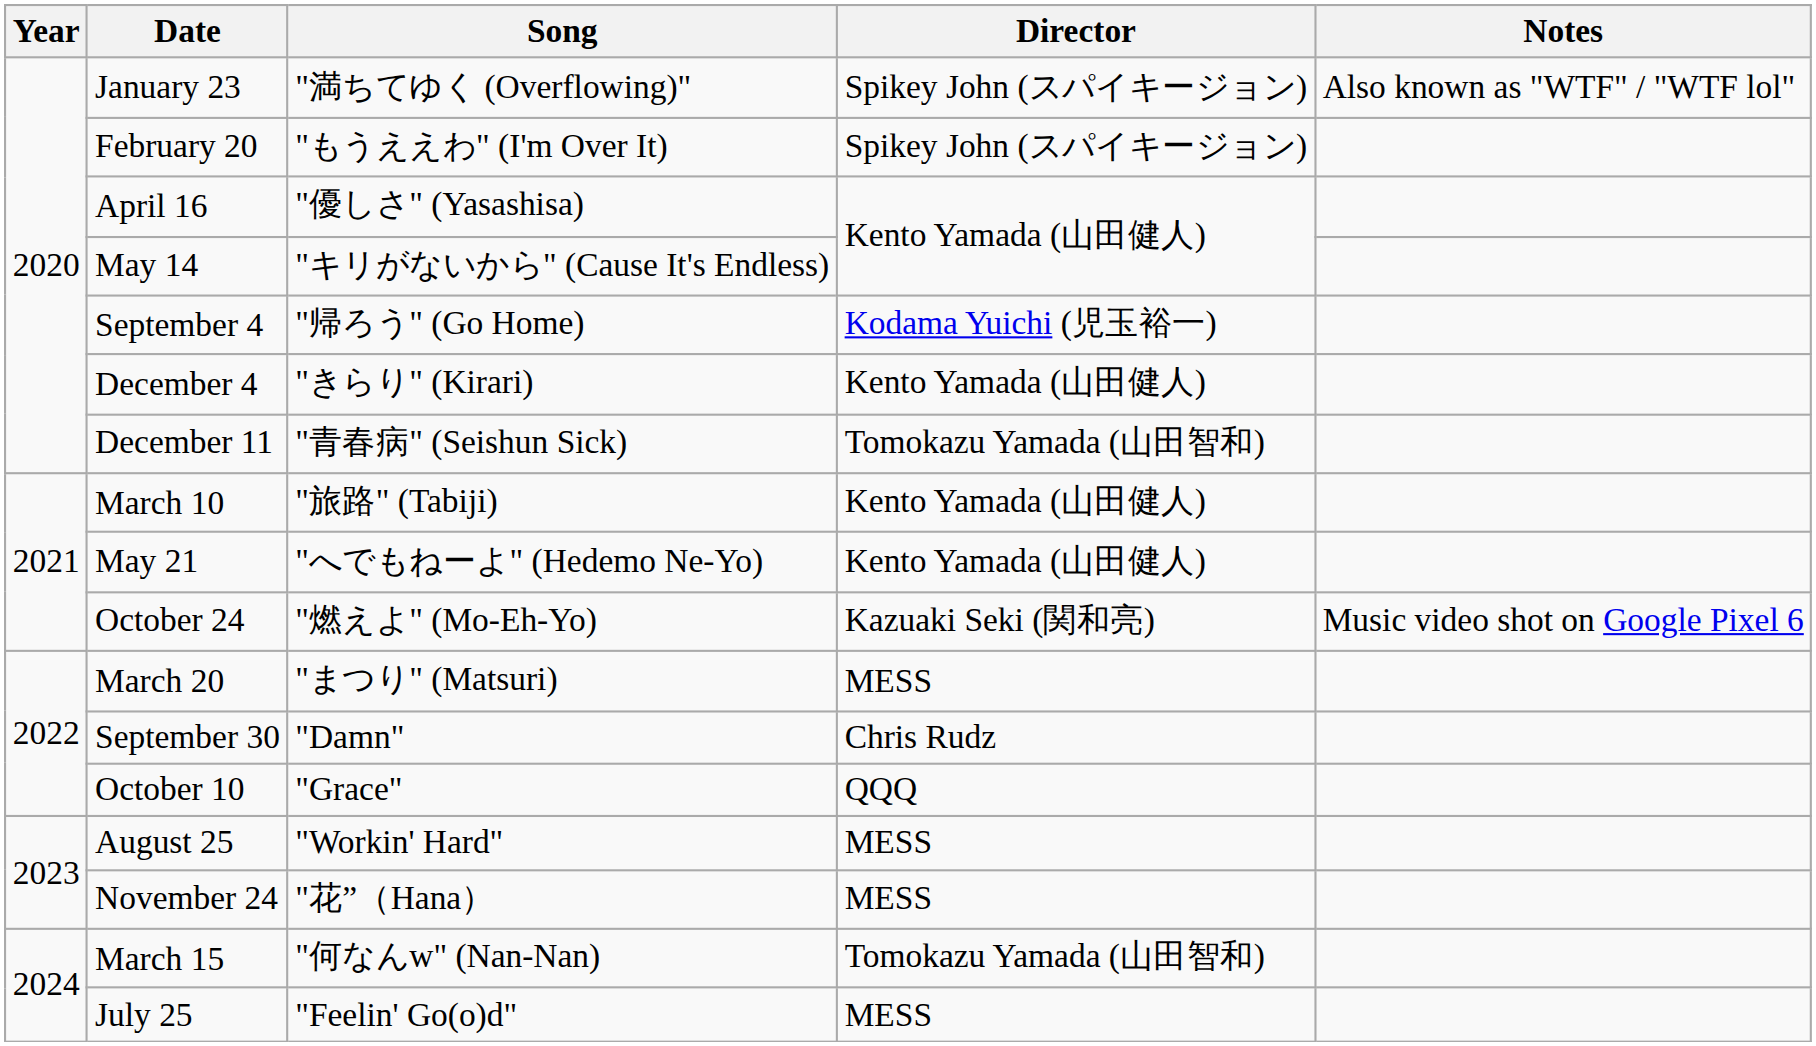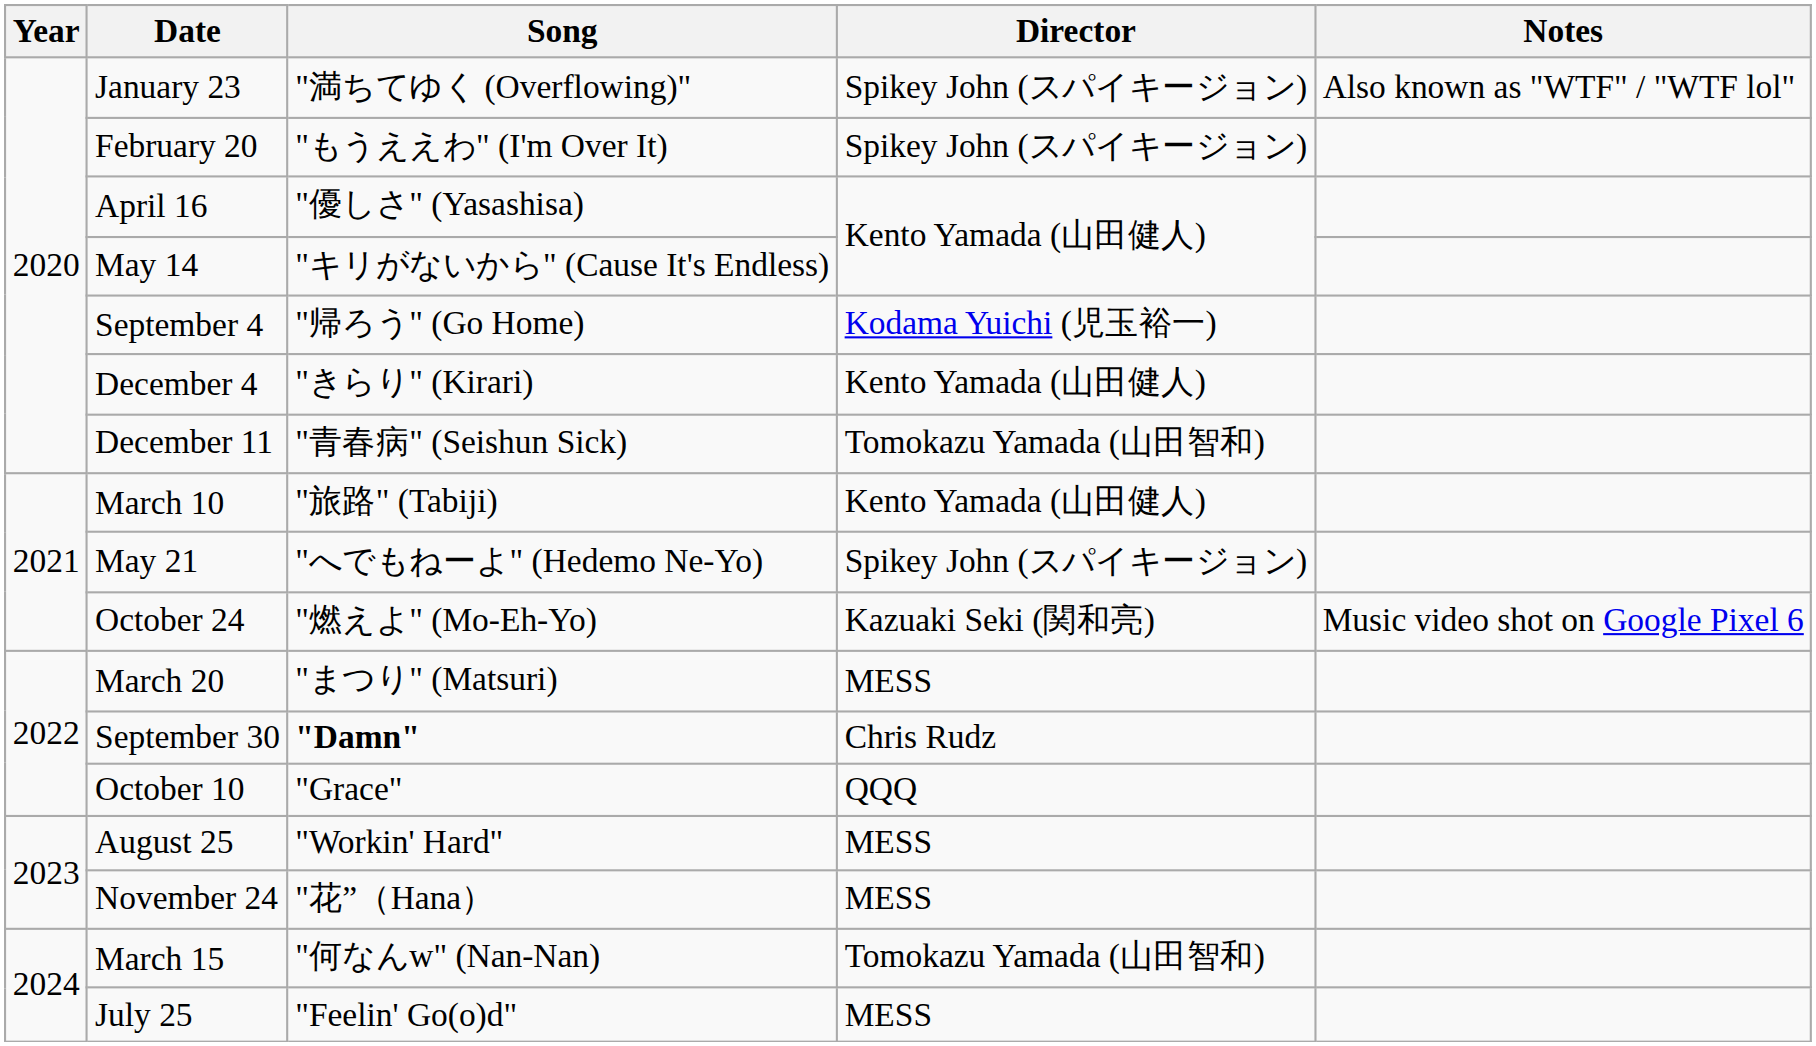(1025, 560) Kento Yamada (山田健人) -> (1076, 560) Spikey John (スパイキージョン)
(350, 736) normal -> (357, 736) bold
